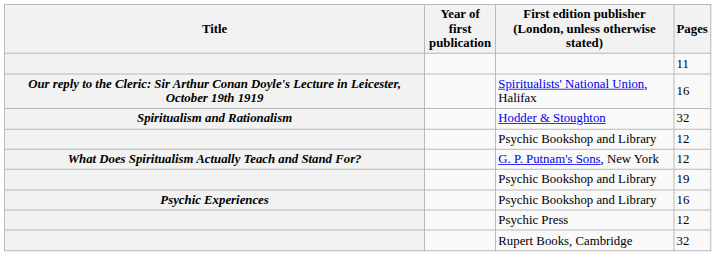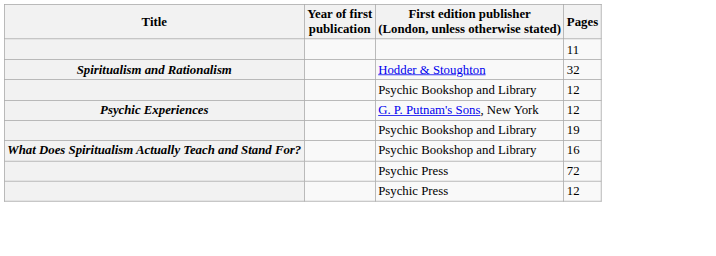- row: (573, 91)
(215, 159) What Does Spiritualism Actually Teach and Stand For? -> (154, 110) Psychic Experiences
(215, 199) Psychic Experiences -> (154, 150) What Does Spiritualism Actually Teach and Stand For?
+ row: (413, 171)
- row: (565, 240)
